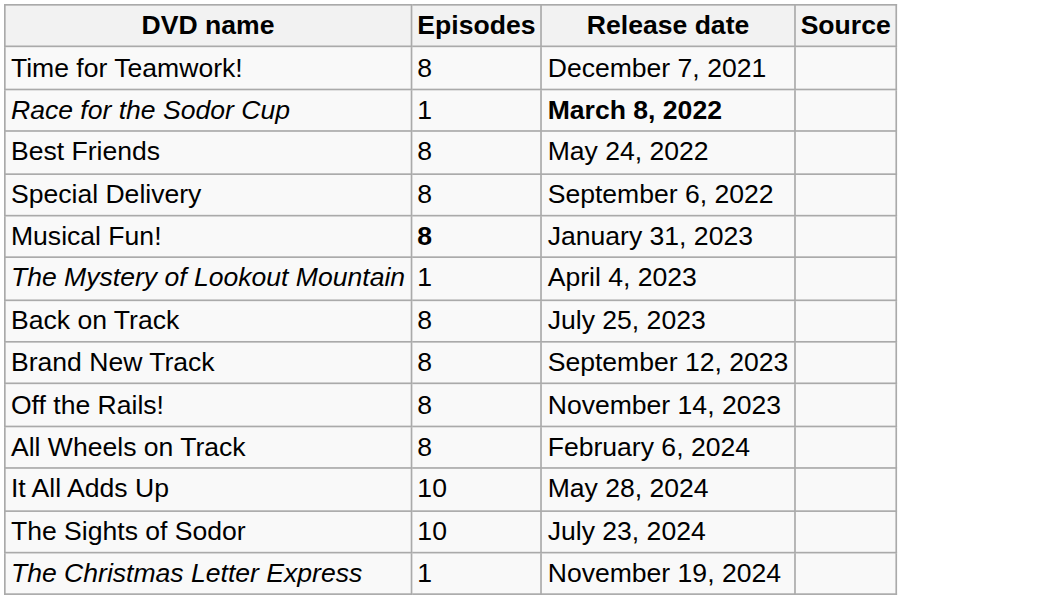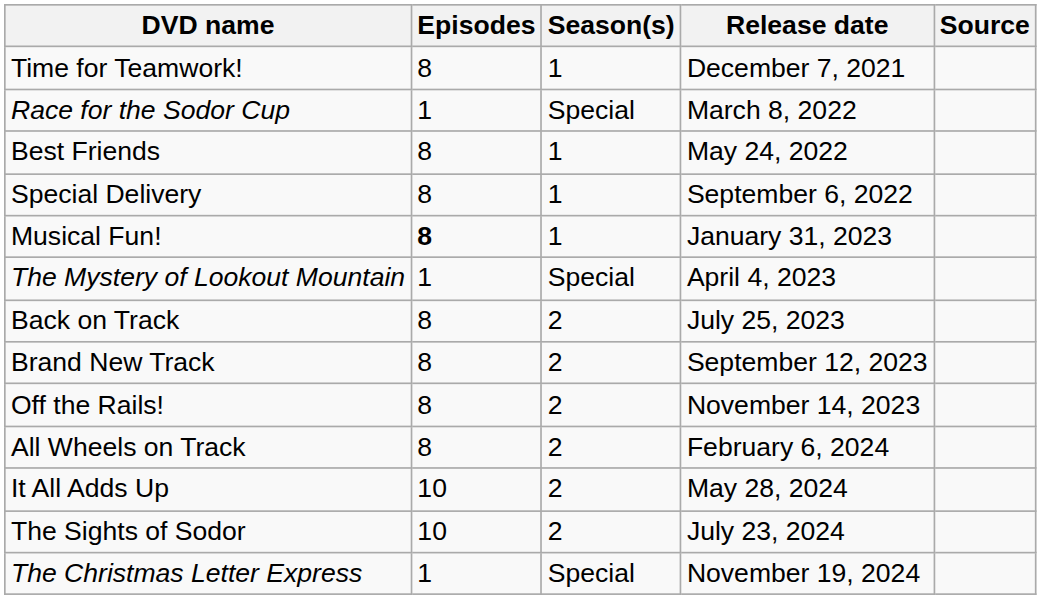+ column: (611, 25)
(635, 109) bold -> (772, 109) normal
